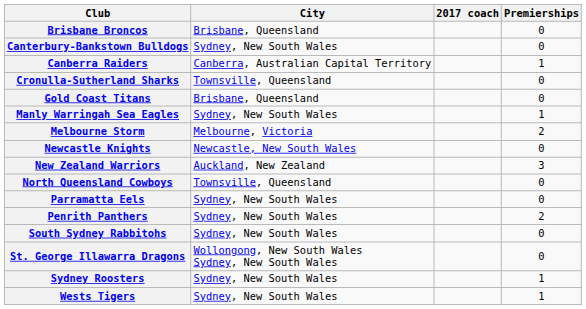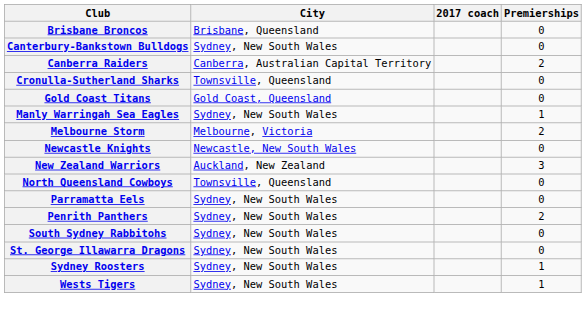(541, 64) 1 -> (541, 64) 2
(256, 98) Brisbane, Queensland -> (262, 98) Gold Coast, Queensland
(278, 256) Wollongong, New South Wales Sydney, New South Wales -> (265, 250) Sydney, New South Wales
